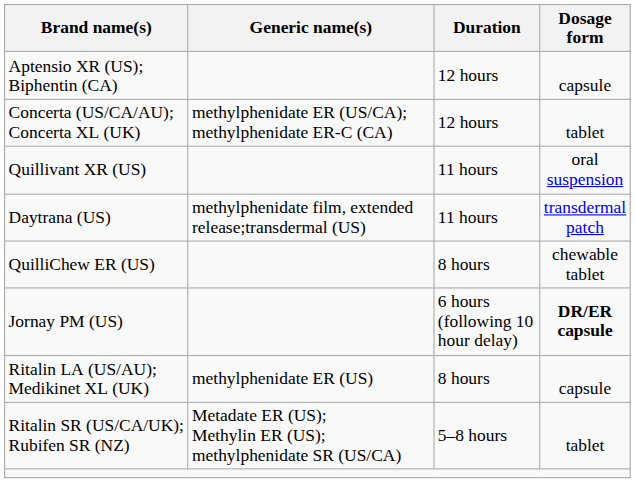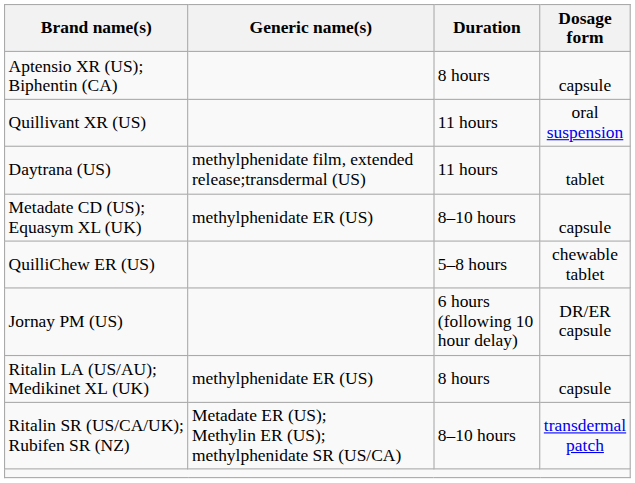(468, 75) 12 hours -> (464, 75) 8 hours
- row: (91, 122)
(585, 217) transdermal patch -> (585, 179) tablet
+ row: (77, 217)
(464, 264) 8 hours -> (472, 264) 5–8 hours
(585, 321) bold -> (585, 321) normal
(472, 435) 5–8 hours -> (477, 435) 8–10 hours
(585, 445) tablet -> (585, 435) transdermal patch
